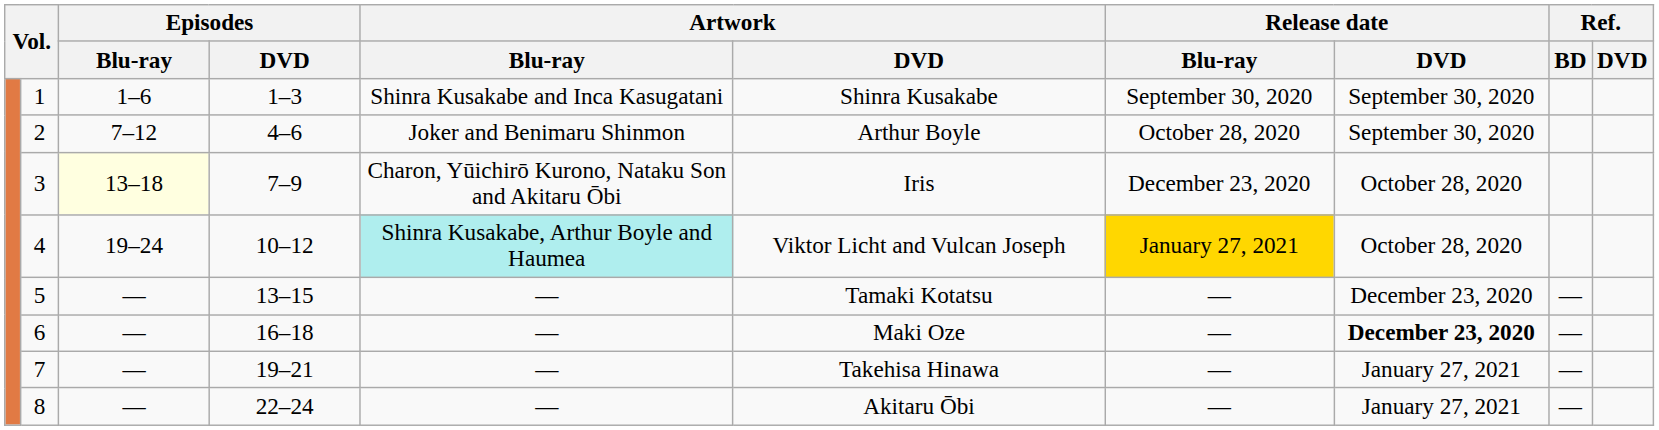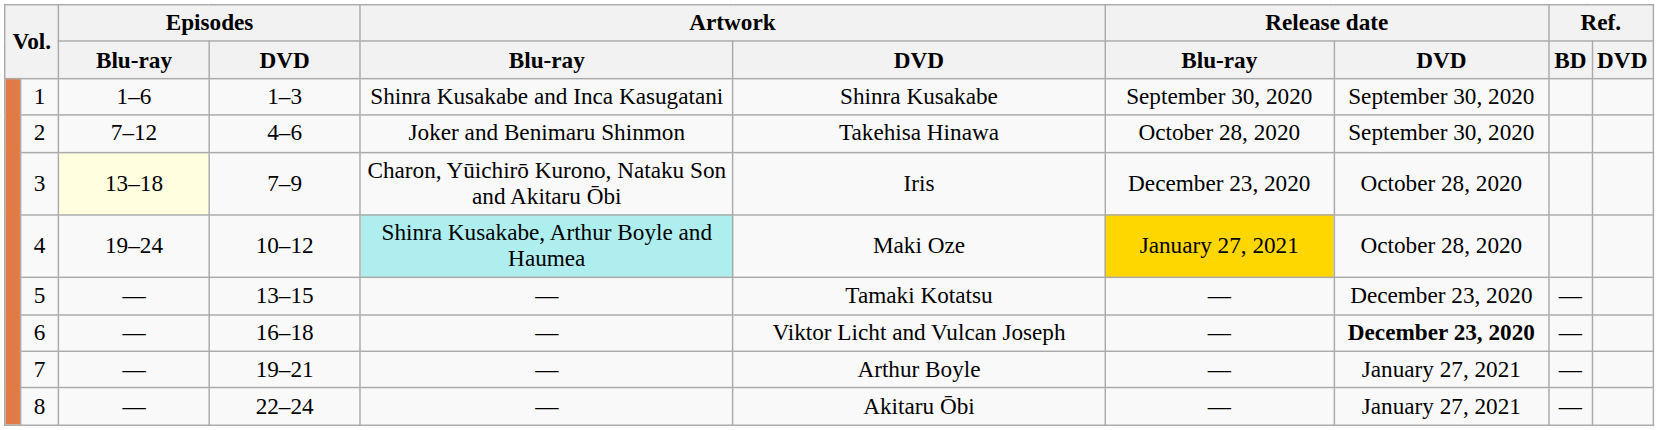(919, 133) Arthur Boyle -> (919, 133) Takehisa Hinawa
(919, 246) Viktor Licht and Vulcan Joseph -> (919, 246) Maki Oze
(919, 332) Maki Oze -> (919, 332) Viktor Licht and Vulcan Joseph
(919, 369) Takehisa Hinawa -> (919, 369) Arthur Boyle
